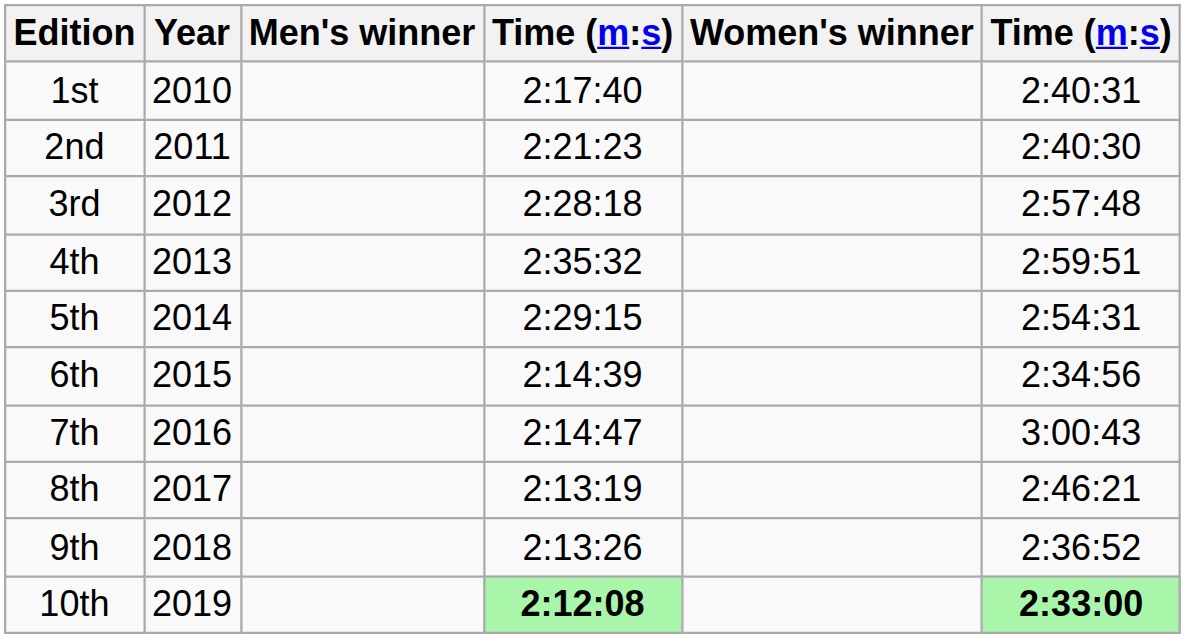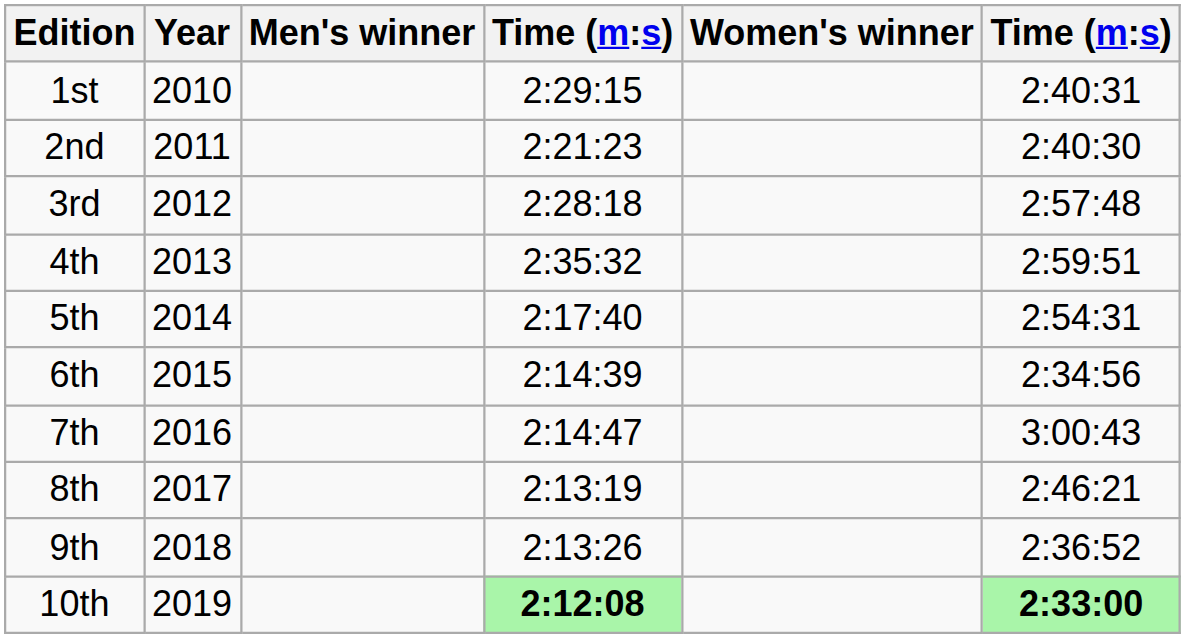(583, 90) 2:17:40 -> (583, 90) 2:29:15
(583, 318) 2:29:15 -> (583, 318) 2:17:40
